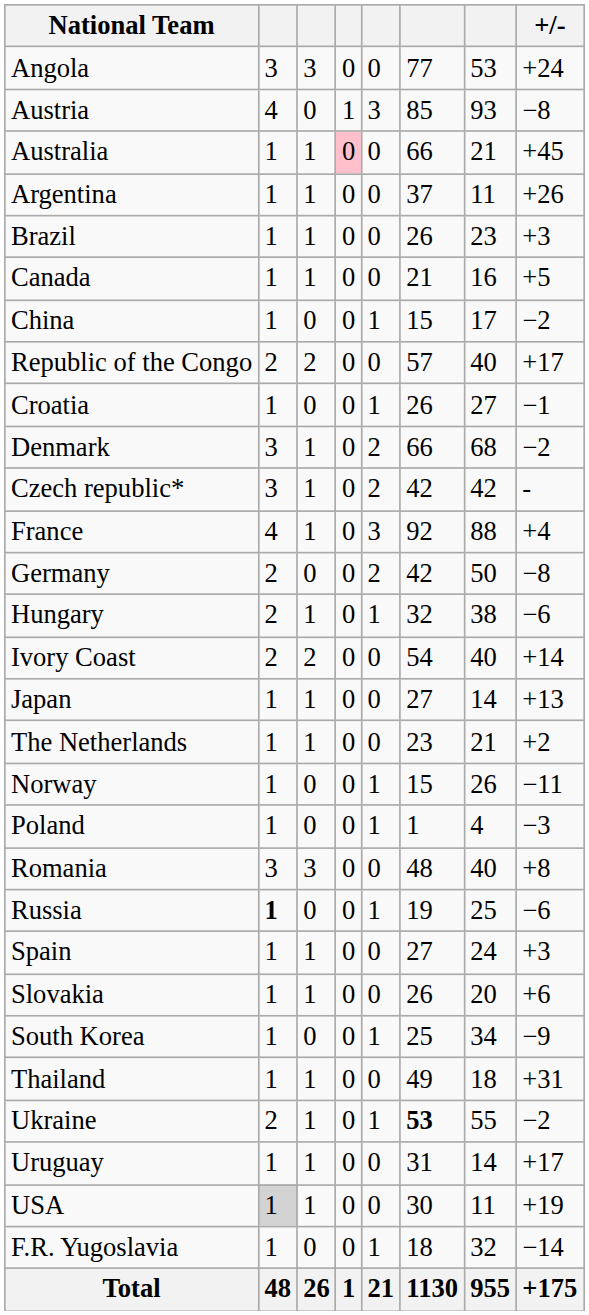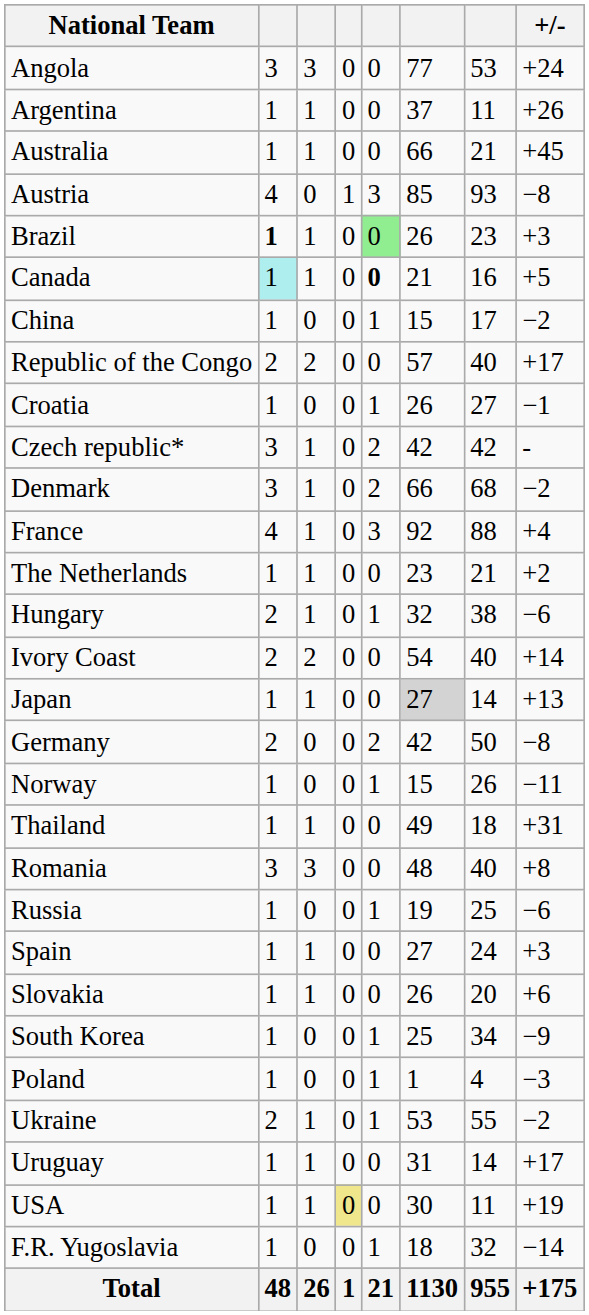rows swapped: (64, 194) <-> (50, 109)
(349, 151) pink background -> (349, 151) no background
(271, 236) normal -> (271, 236) bold
(374, 236) no background -> (374, 236) lightgreen background
(271, 278) no background -> (271, 278) paleturquoise background
(374, 278) normal -> (374, 278) bold
rows swapped: (60, 446) <-> (98, 488)
rows swapped: (60, 573) <-> (99, 741)
(420, 699) no background -> (420, 699) lightgrey background
rows swapped: (48, 825) <-> (58, 1078)
(271, 910) bold -> (271, 910) normal
(420, 1120) bold -> (420, 1120) normal
(271, 1204) lightgrey background -> (271, 1204) no background
(349, 1204) no background -> (349, 1204) khaki background
